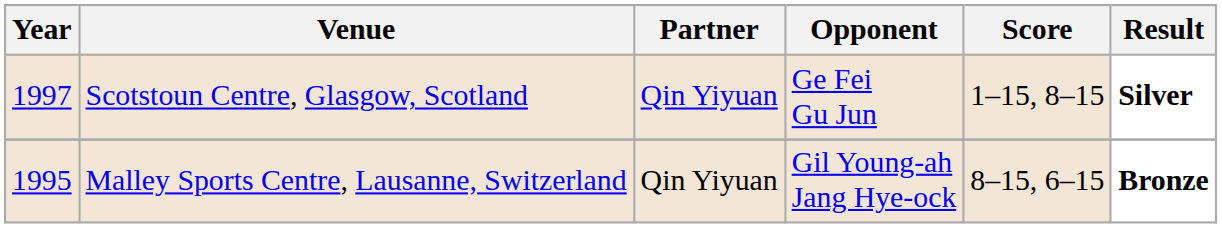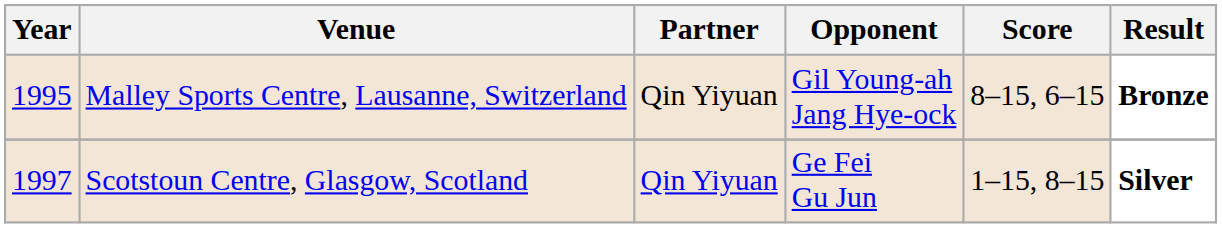rows swapped: (356, 180) <-> (307, 96)
